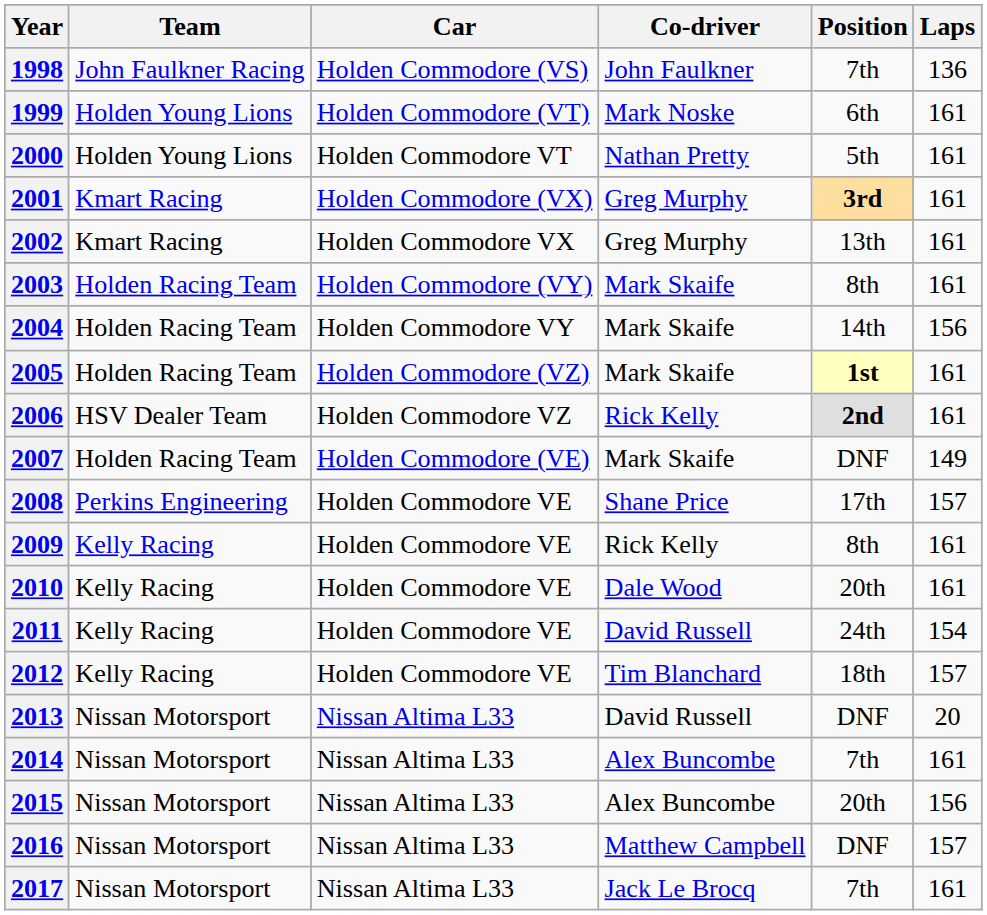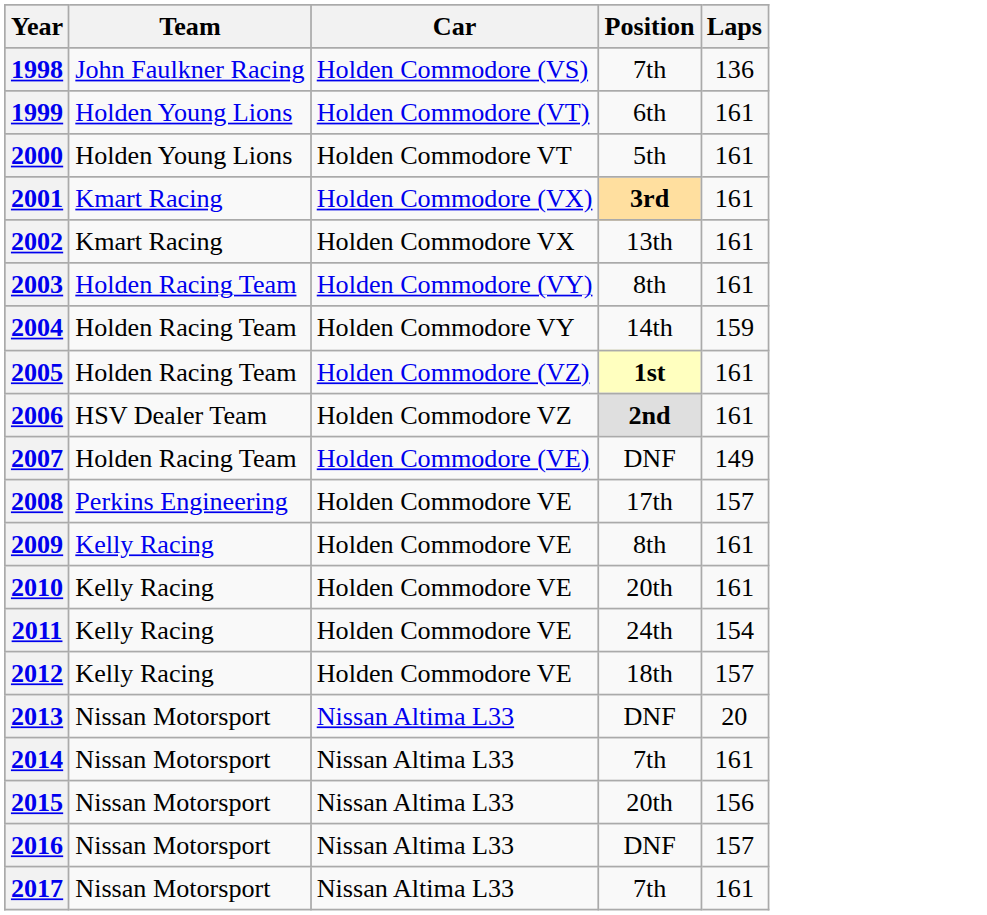- column: (705, 26)
(947, 327) 156 -> (734, 327) 159
